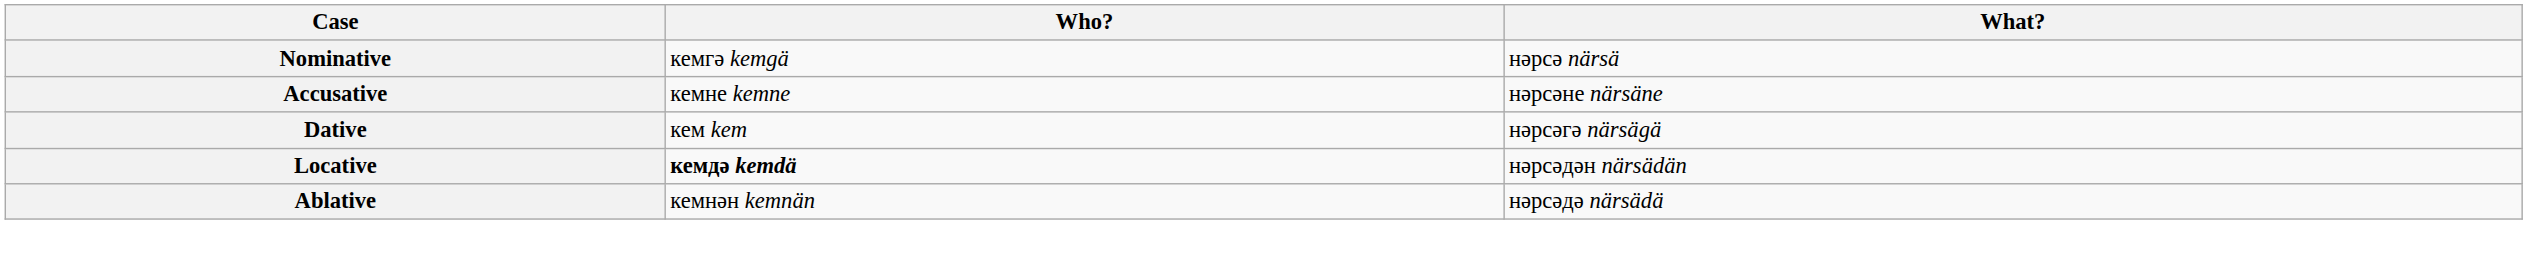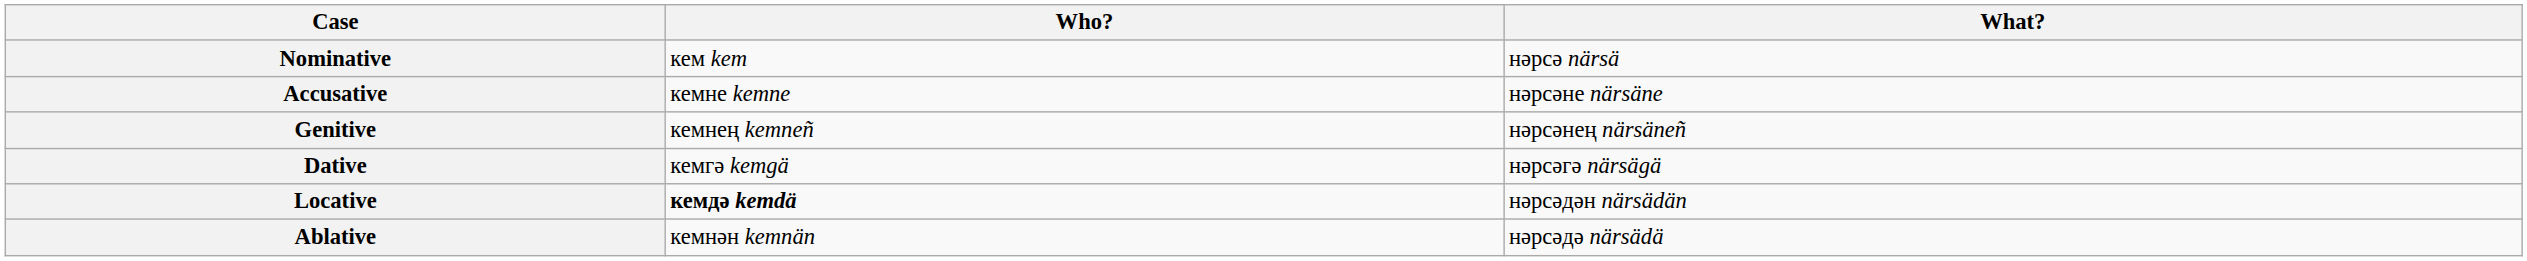(730, 58) кемгә kemgä -> (709, 58) кем kem
+ row: (335, 129)
(709, 129) кем kem -> (730, 165) кемгә kemgä
